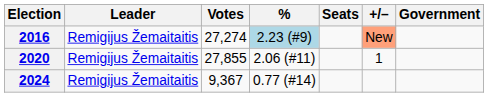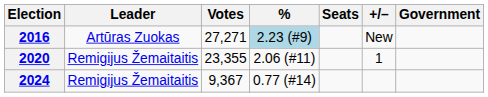(133, 37) Remigijus Žemaitaitis -> (133, 37) Artūras Zuokas
(226, 37) 27,274 -> (226, 37) 27,271
(379, 37) lightsalmon background -> (379, 37) no background
(226, 59) 27,855 -> (226, 59) 23,355
